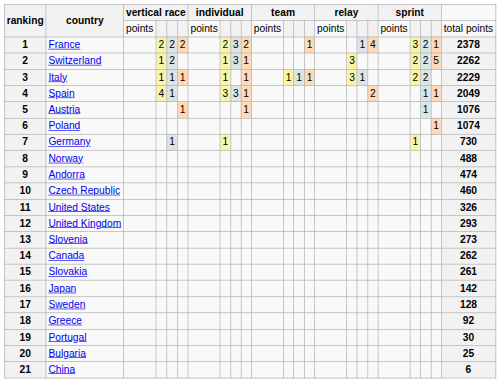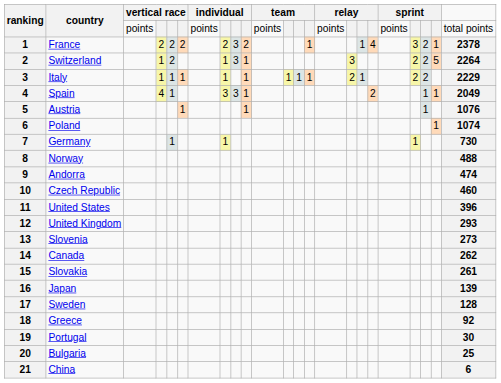(468, 61) 2262 -> (468, 61) 2264
(352, 77) 3 -> (352, 77) 2
(468, 207) 326 -> (468, 207) 396
(468, 288) 142 -> (468, 288) 139
